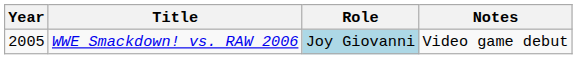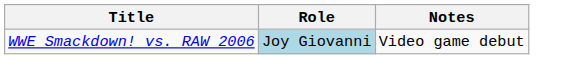- column: (26, 17)
